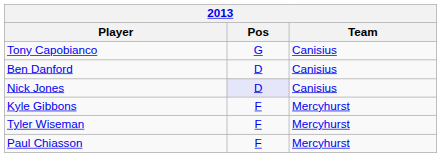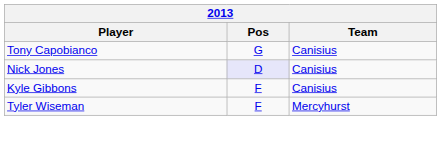- row: (40, 69)
(321, 106) Mercyhurst -> (314, 87) Canisius
- row: (45, 143)
